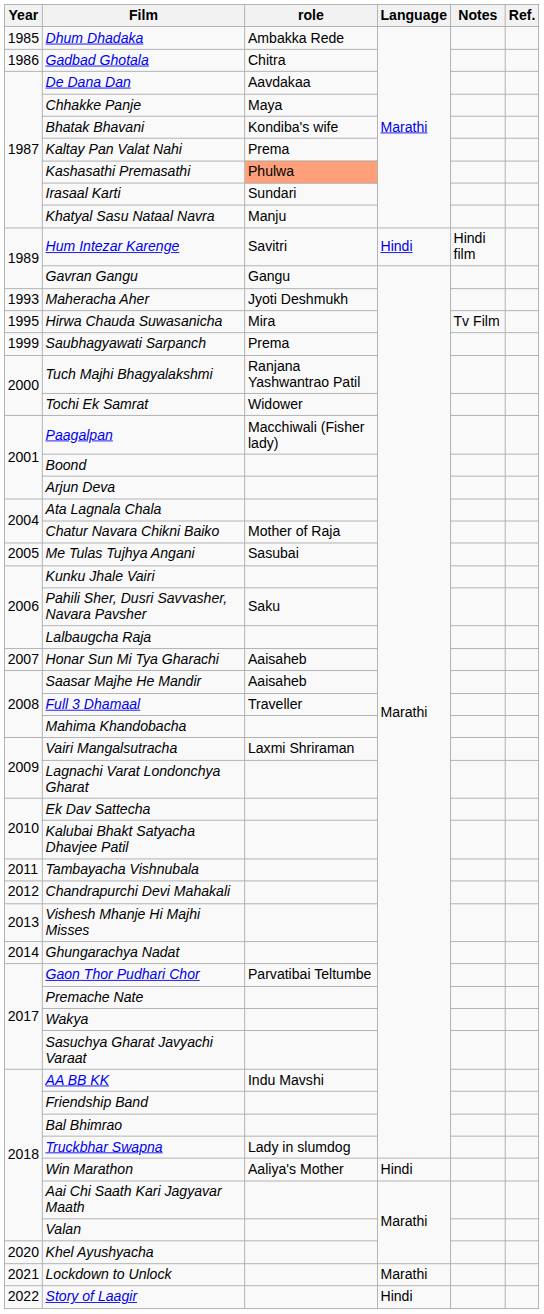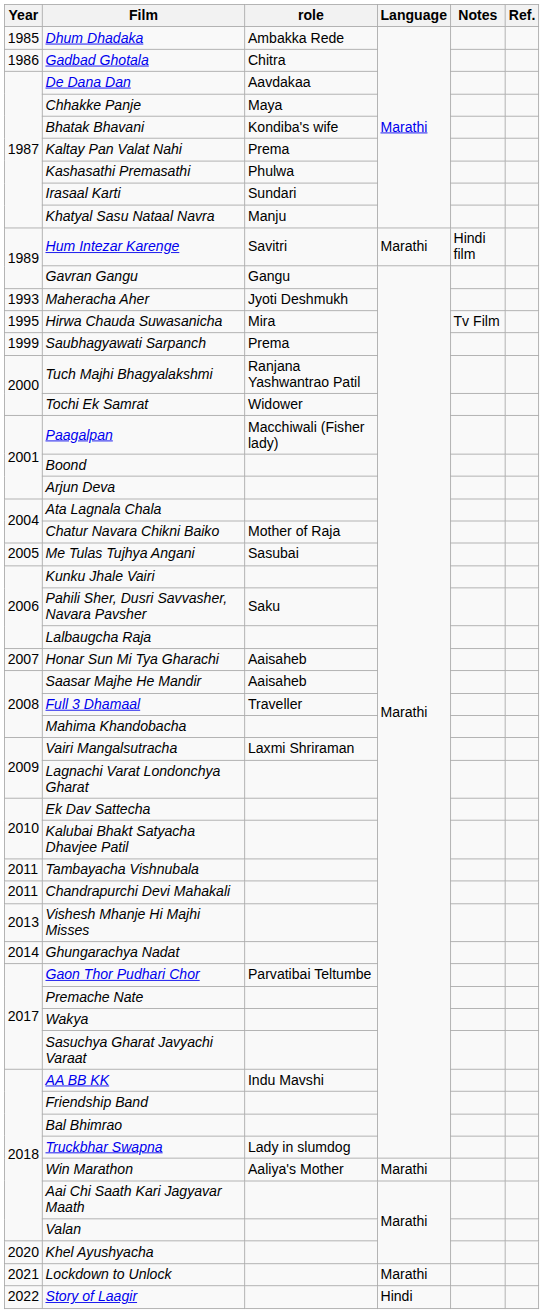(271, 171) lightsalmon background -> (271, 171) no background
(397, 246) Hindi -> (404, 246) Marathi
(23, 892) 2012 -> (23, 892) 2011
(397, 1169) Hindi -> (404, 1169) Marathi
